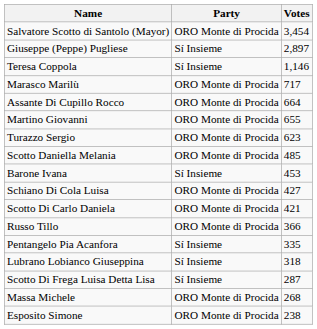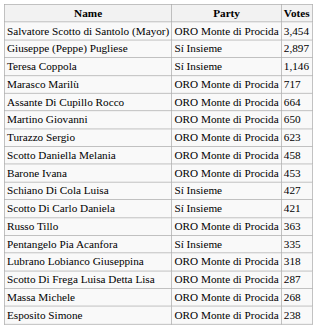(292, 119) 655 -> (292, 119) 650
(292, 155) 485 -> (292, 155) 458
(198, 173) Sí Insieme -> (227, 173) ORO Monte di Procida
(227, 191) ORO Monte di Procida -> (198, 191) Sí Insieme
(227, 208) ORO Monte di Procida -> (198, 208) Sí Insieme
(292, 226) 366 -> (292, 226) 363
(198, 262) Sí Insieme -> (227, 262) ORO Monte di Procida
(198, 279) Sí Insieme -> (227, 279) ORO Monte di Procida
